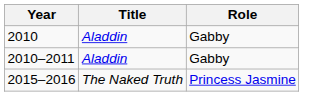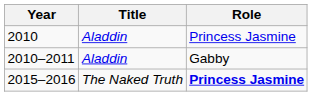(209, 36) Gabby -> (243, 36) Princess Jasmine
(243, 79) normal -> (247, 79) bold
